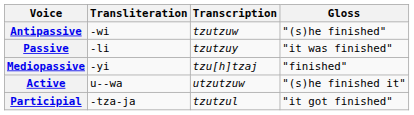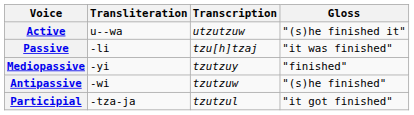rows swapped: (46, 84) <-> (46, 31)
(215, 48) tzutzuy -> (225, 48) tzu[h]tzaj
(225, 66) tzu[h]tzaj -> (215, 66) tzutzuy
